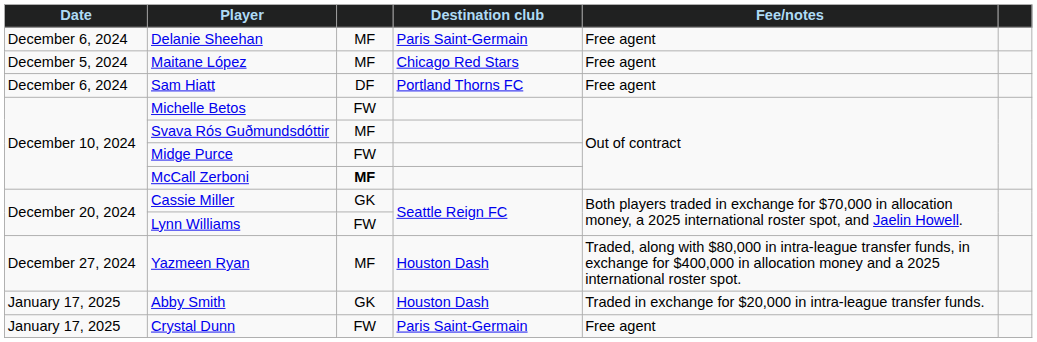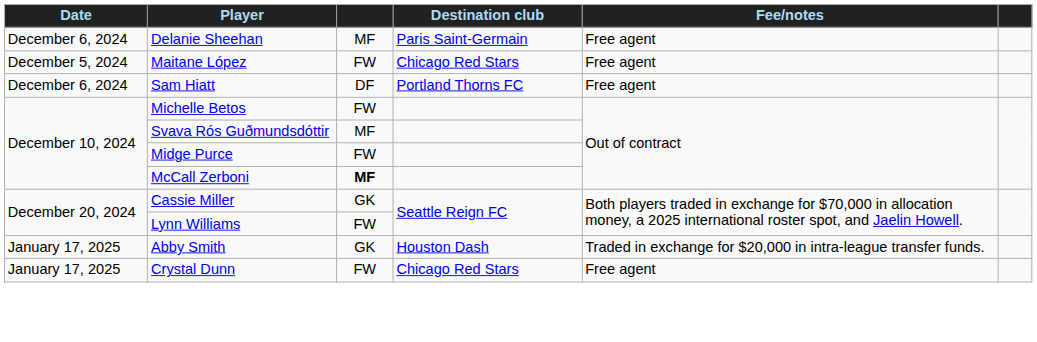(365, 62) MF -> (365, 62) FW
- row: (200, 263)
(462, 325) Paris Saint-Germain -> (458, 270) Chicago Red Stars
